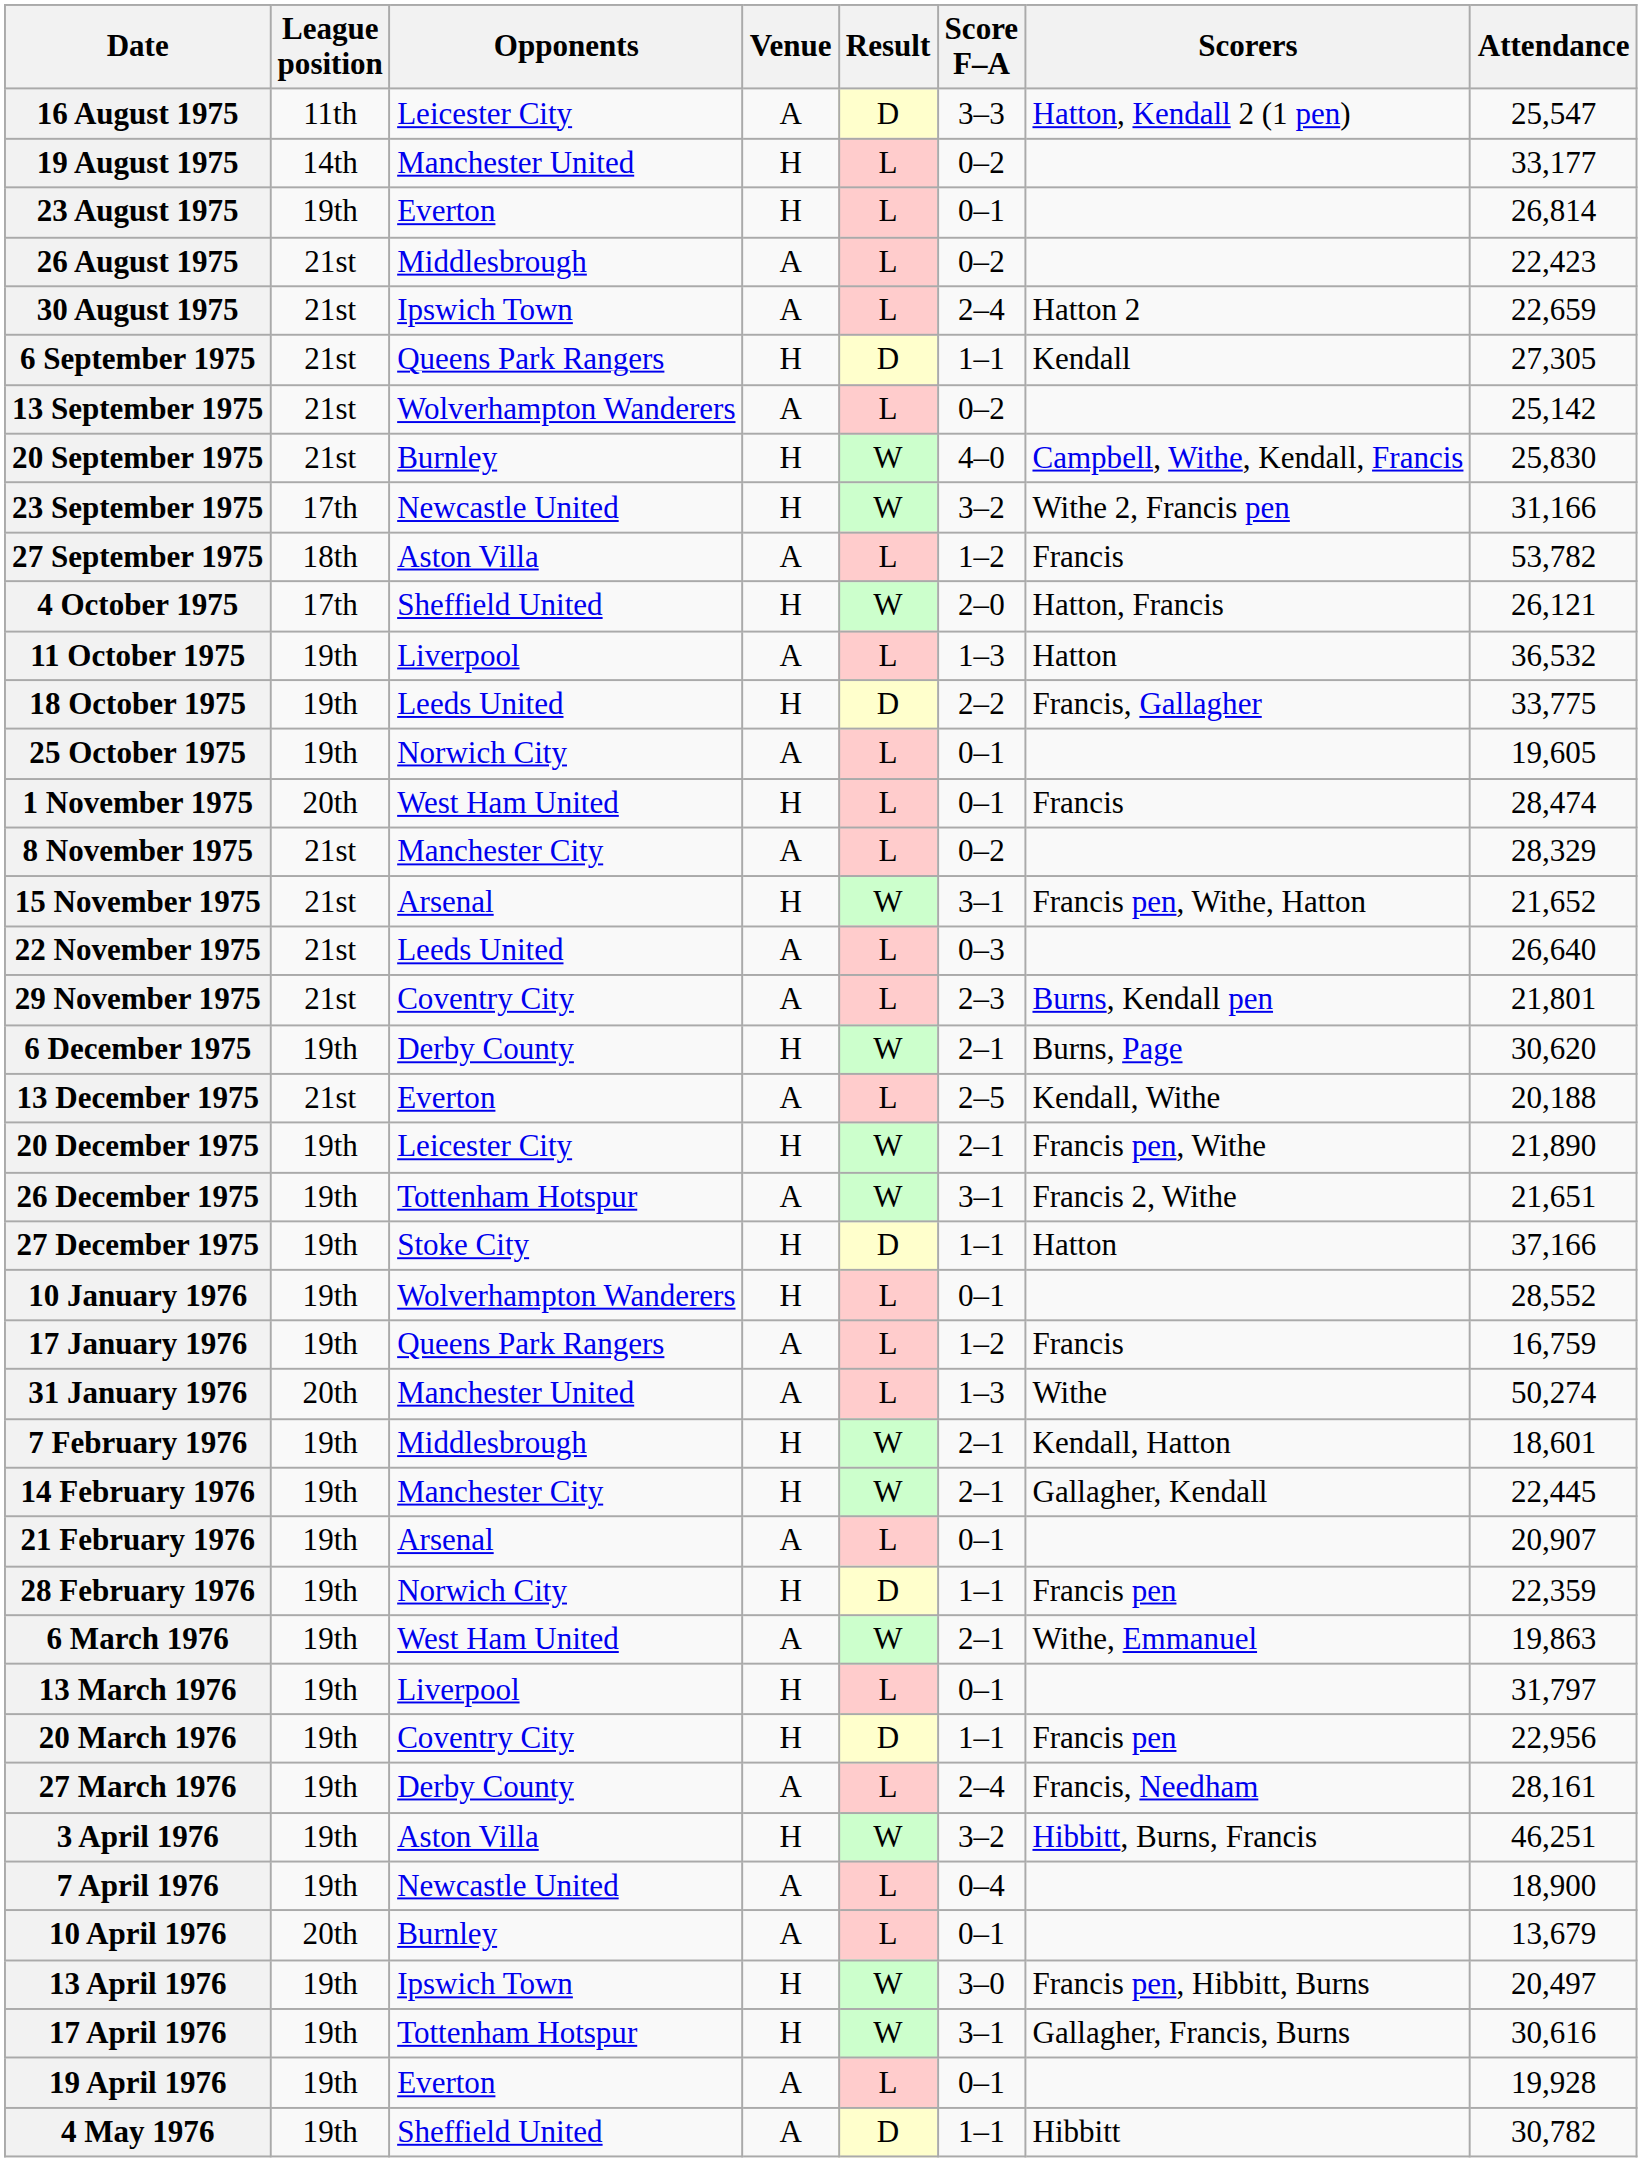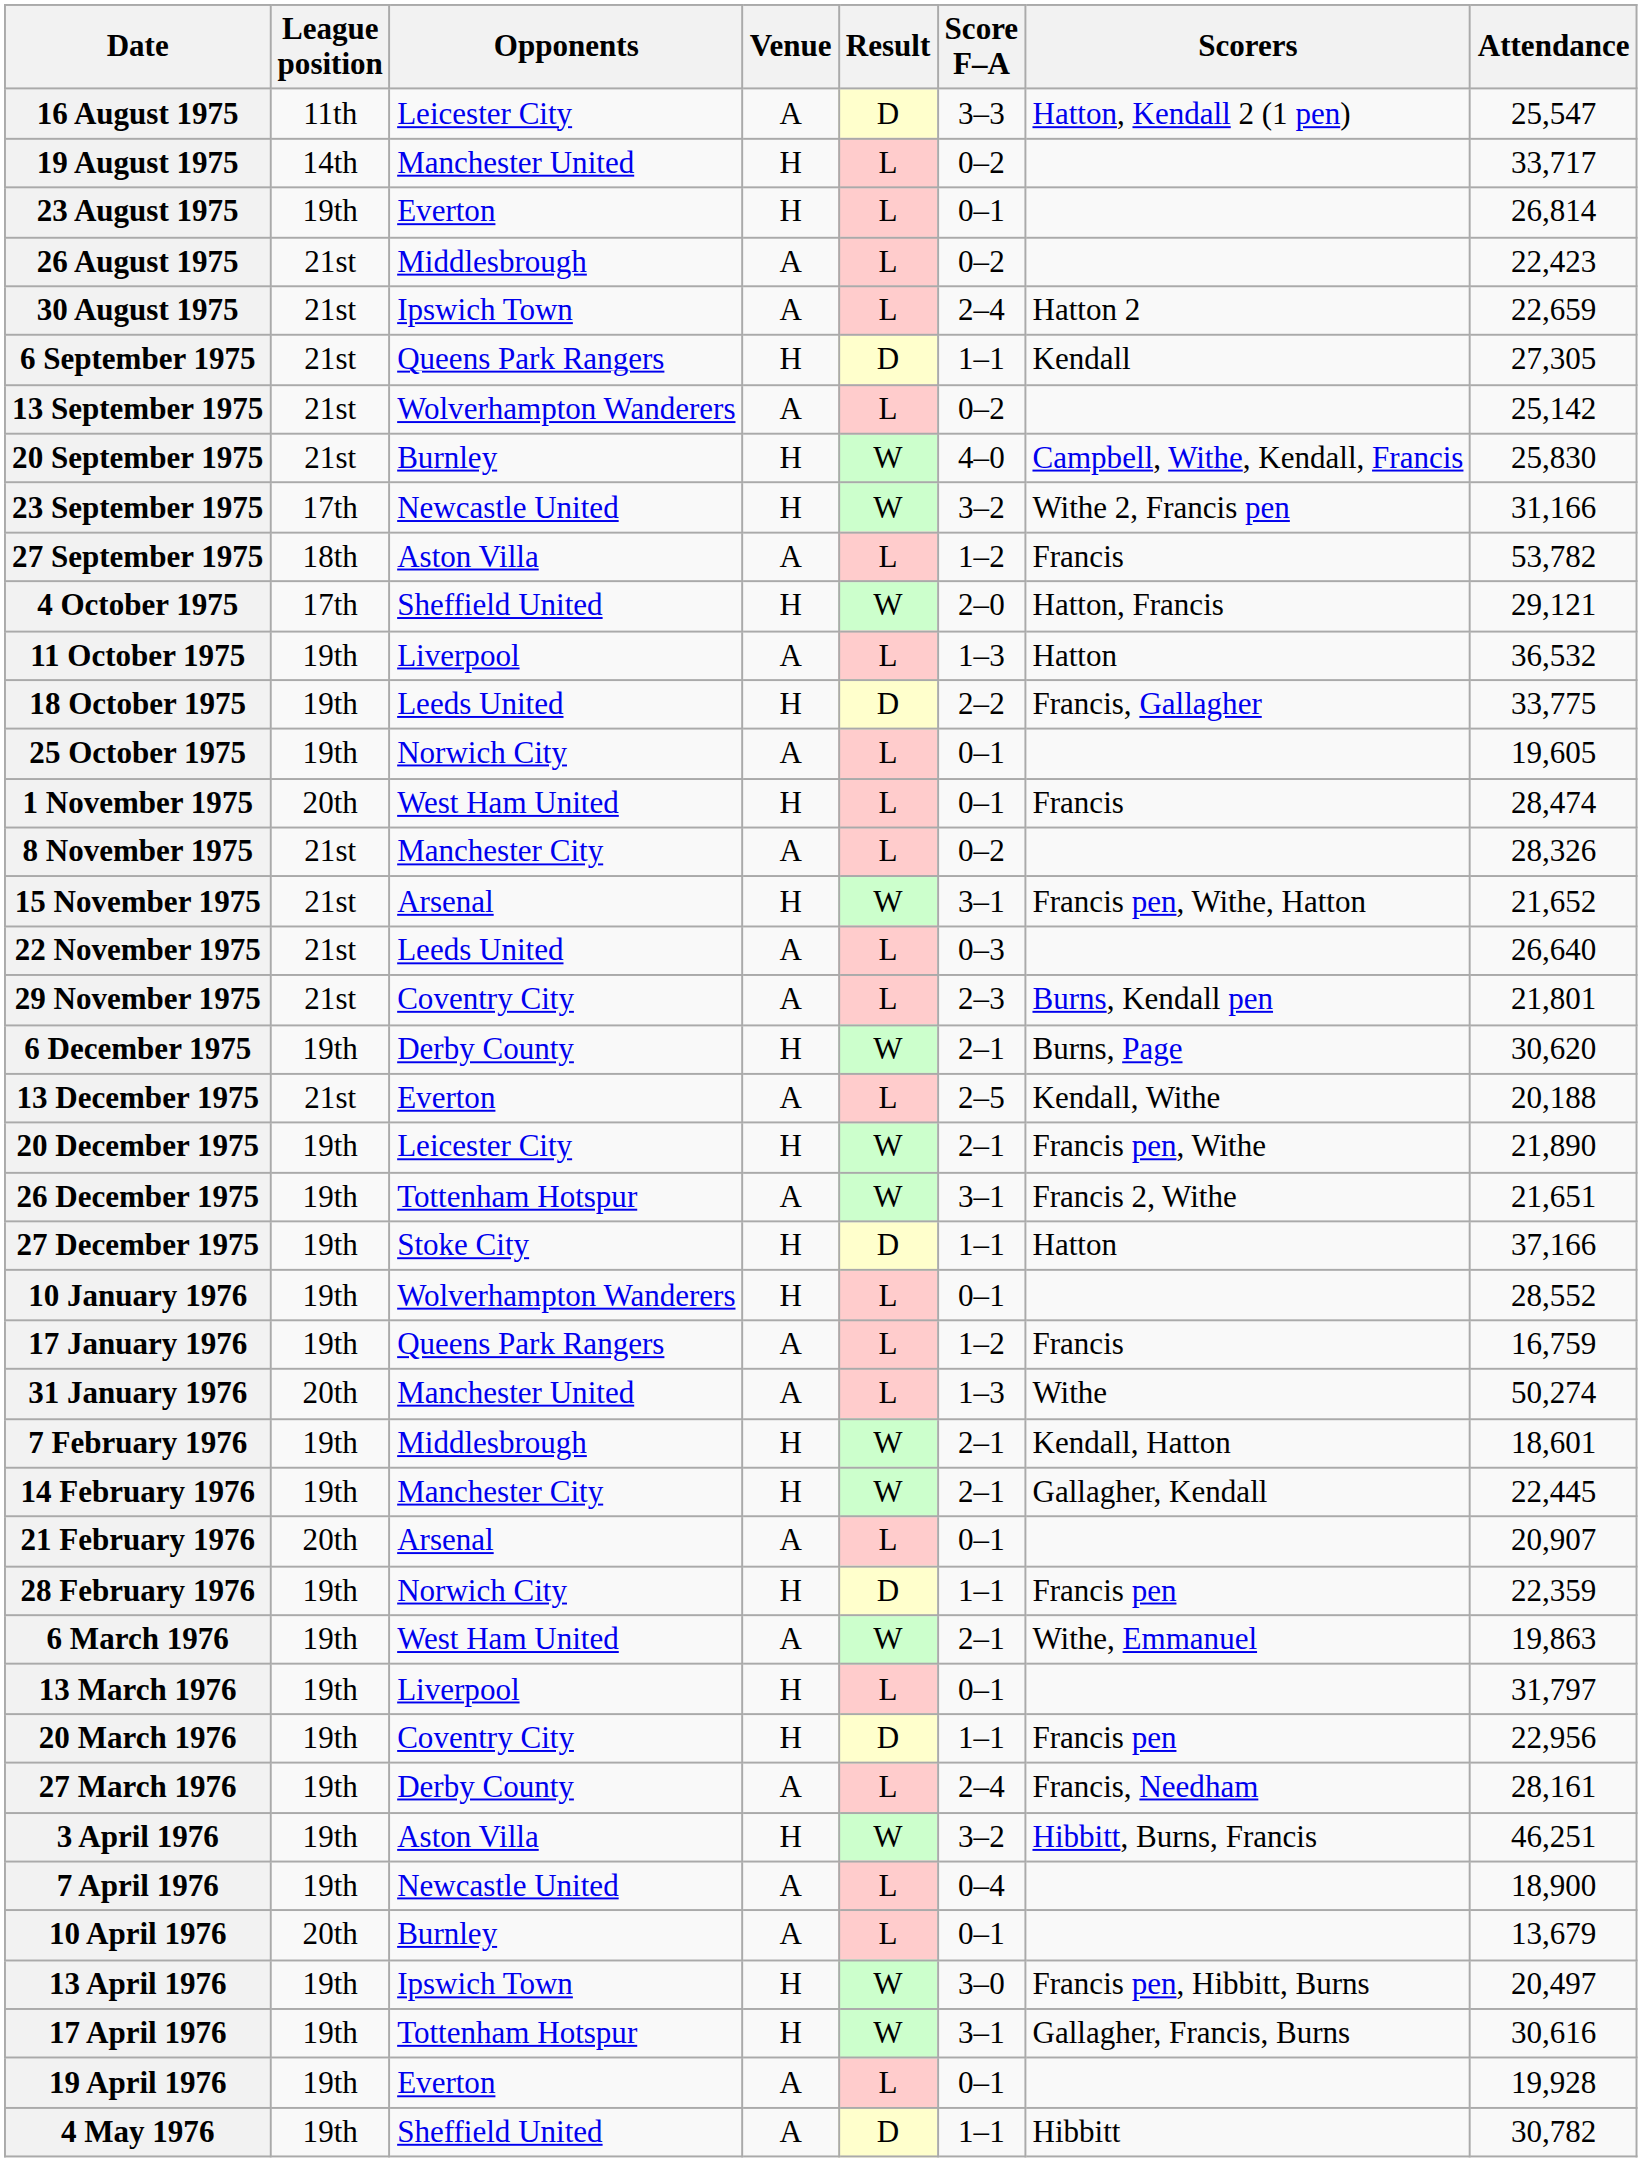(1554, 162) 33,177 -> (1554, 162) 33,717
(1554, 605) 26,121 -> (1554, 605) 29,121
(1554, 851) 28,329 -> (1554, 851) 28,326
(330, 1540) 19th -> (330, 1540) 20th
